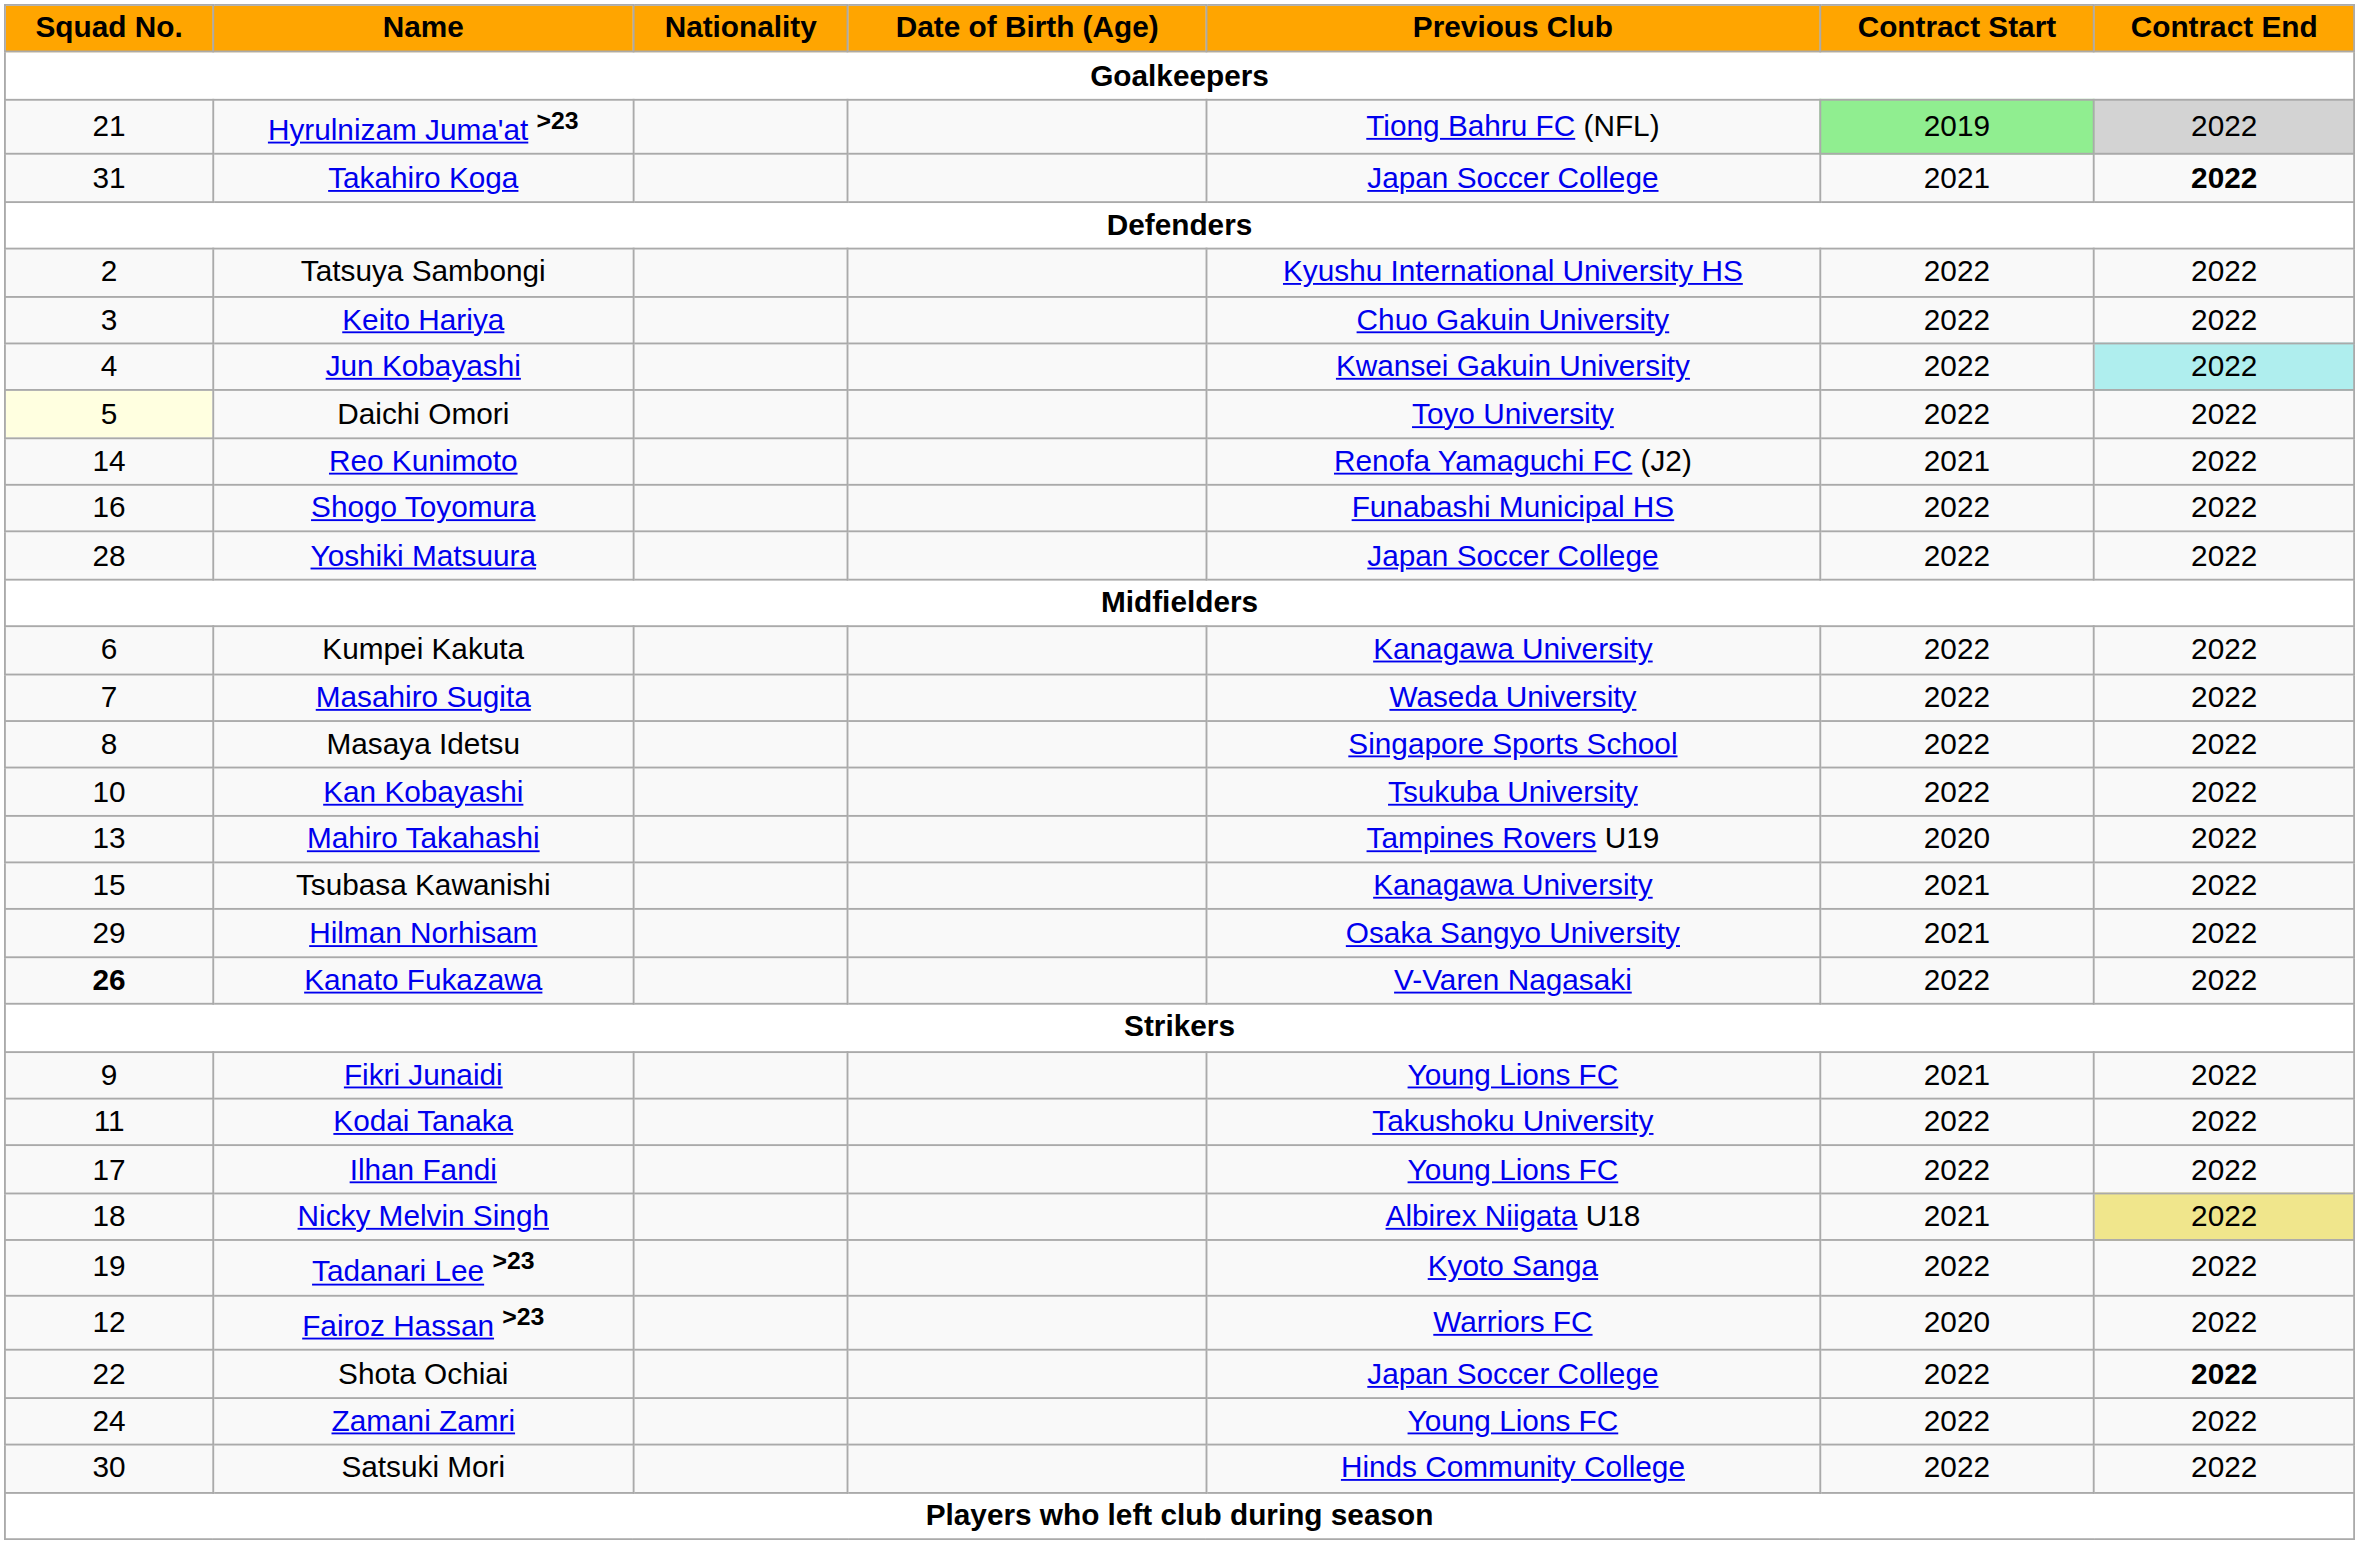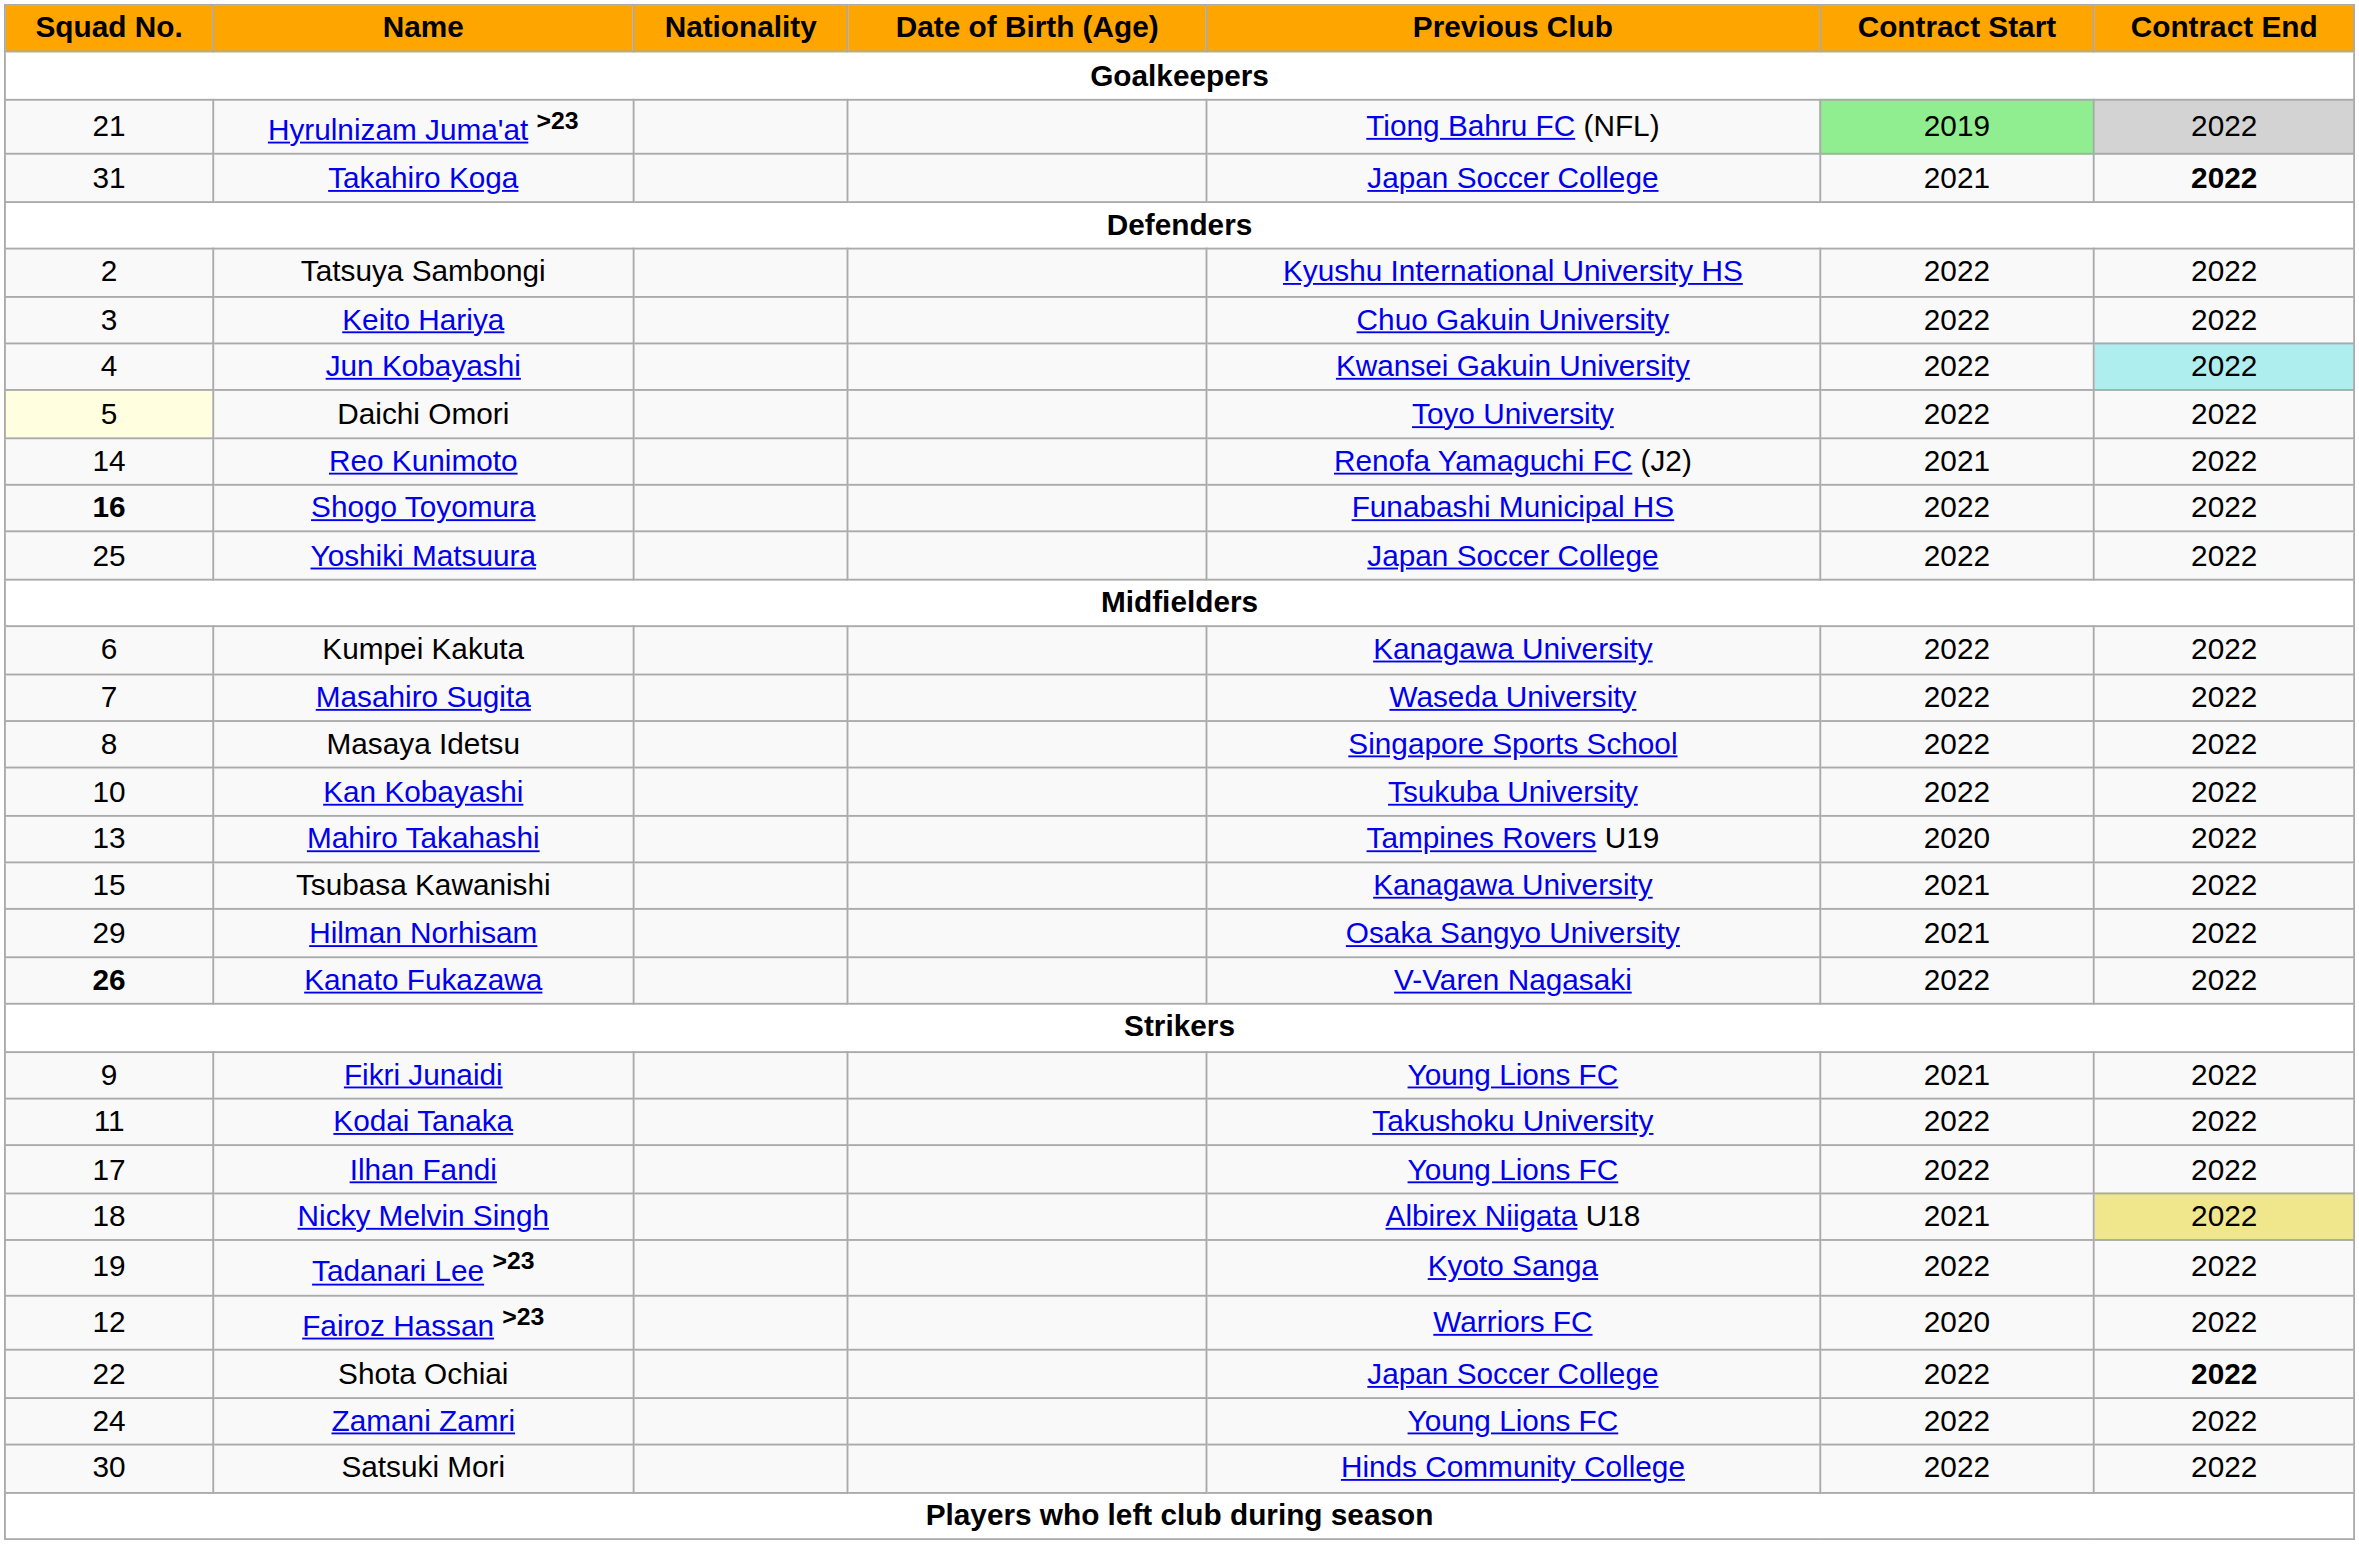(109, 508) normal -> (109, 508) bold
(109, 555) 28 -> (109, 555) 25
